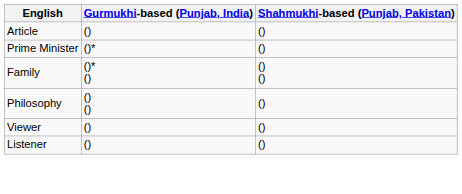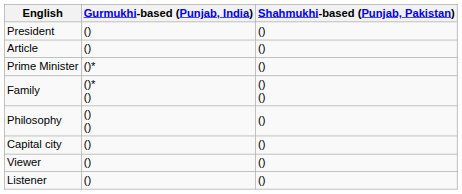+ row: (31, 31)
+ row: (34, 145)
